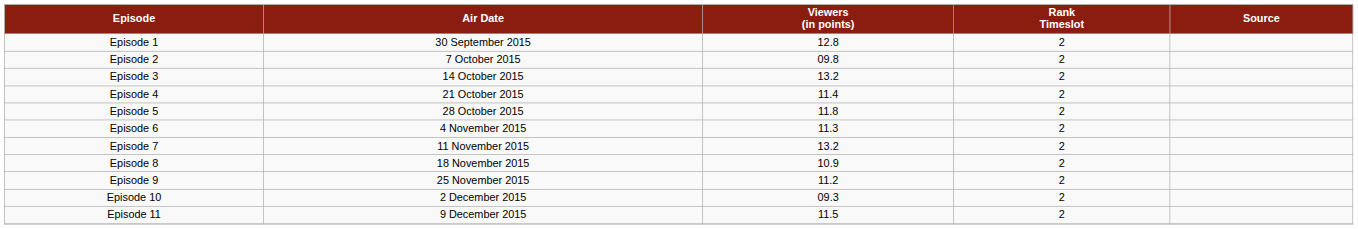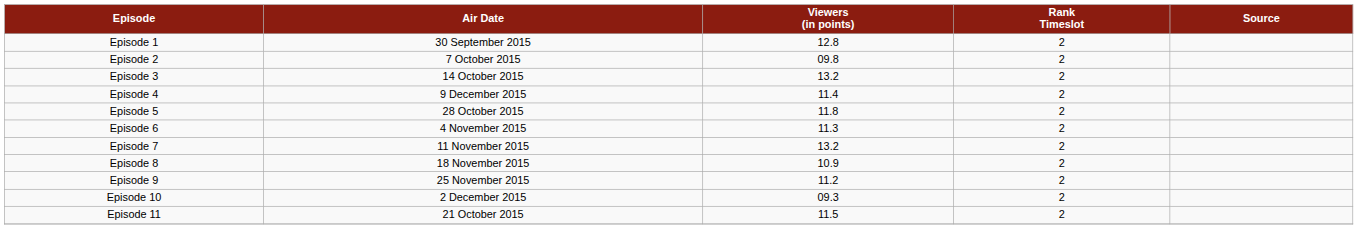(483, 94) 21 October 2015 -> (483, 94) 9 December 2015
(483, 215) 9 December 2015 -> (483, 215) 21 October 2015
